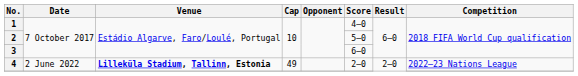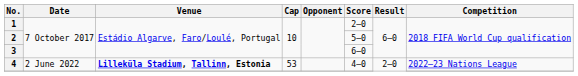(359, 24) 4–0 -> (359, 24) 2–0
(292, 64) 49 -> (292, 64) 53
(359, 64) 2–0 -> (359, 64) 4–0
